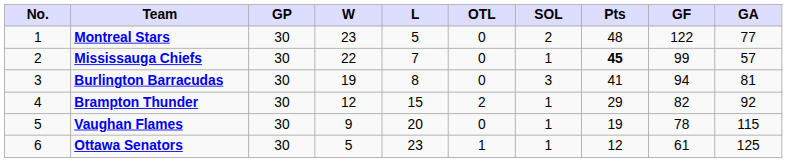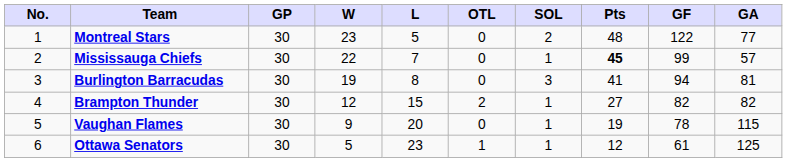(615, 102) 29 -> (615, 102) 27
(748, 102) 92 -> (748, 102) 82
